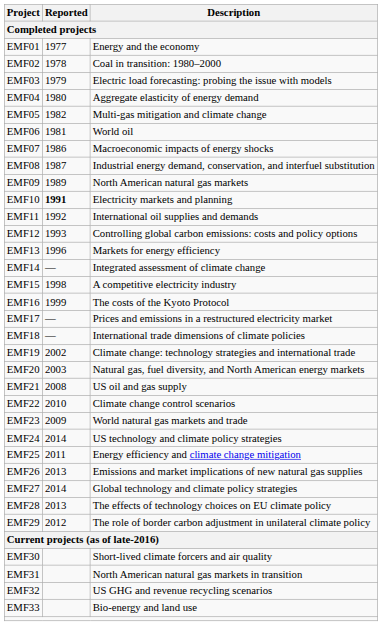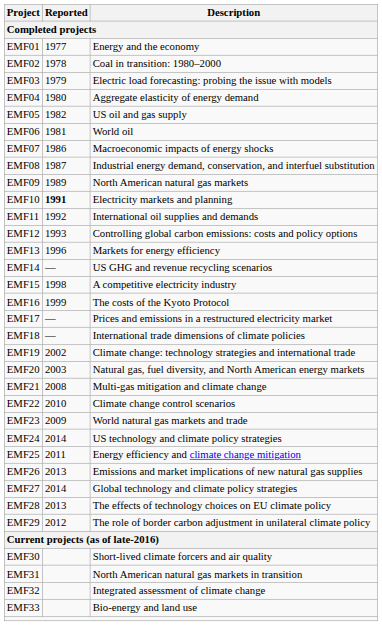(180, 115) Multi-gas mitigation and climate change -> (140, 115) US oil and gas supply
(179, 268) Integrated assessment of climate change -> (182, 268) US GHG and revenue recycling scenarios
(140, 387) US oil and gas supply -> (180, 387) Multi-gas mitigation and climate change
(182, 591) US GHG and revenue recycling scenarios -> (179, 591) Integrated assessment of climate change
